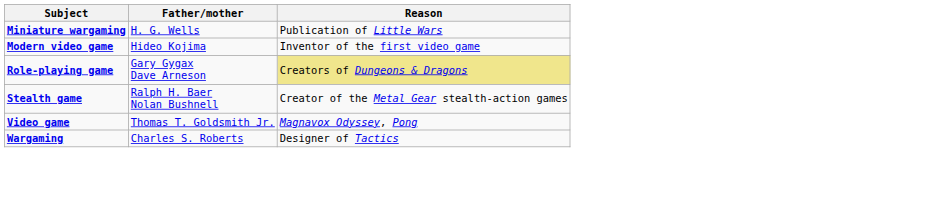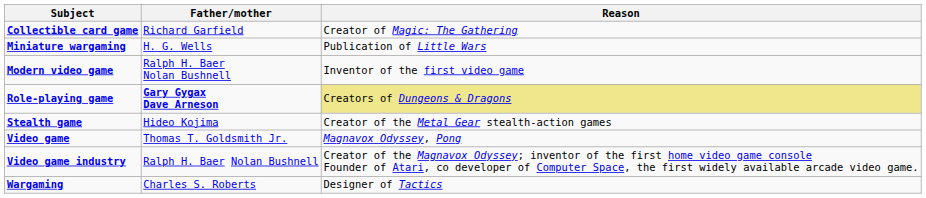+ row: (73, 30)
(168, 47) Hideo Kojima -> (187, 70) Ralph H. Baer Nolan Bushnell
(168, 70) normal -> (181, 99) bold
(175, 99) Ralph H. Baer Nolan Bushnell -> (181, 122) Hideo Kojima
+ row: (66, 162)
